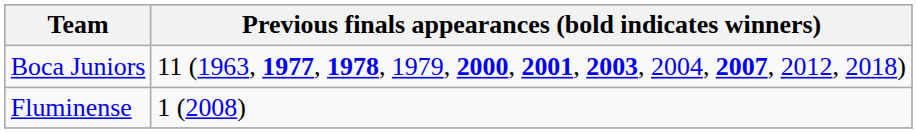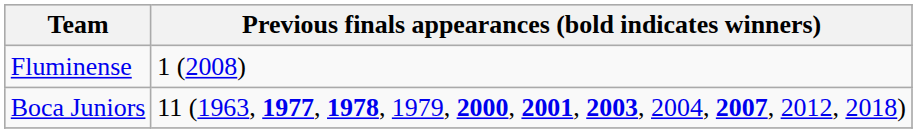rows swapped: (78, 66) <-> (71, 107)
